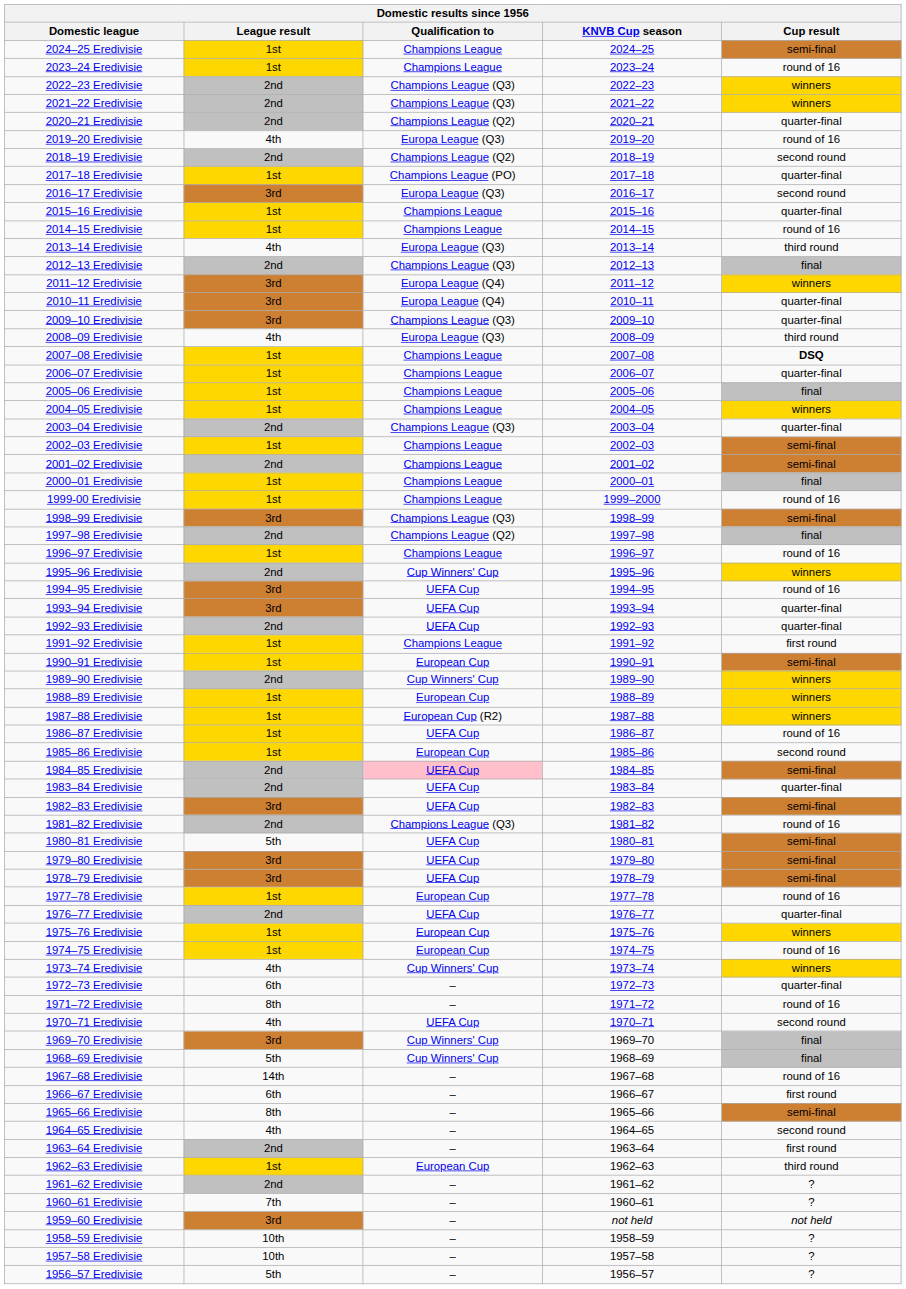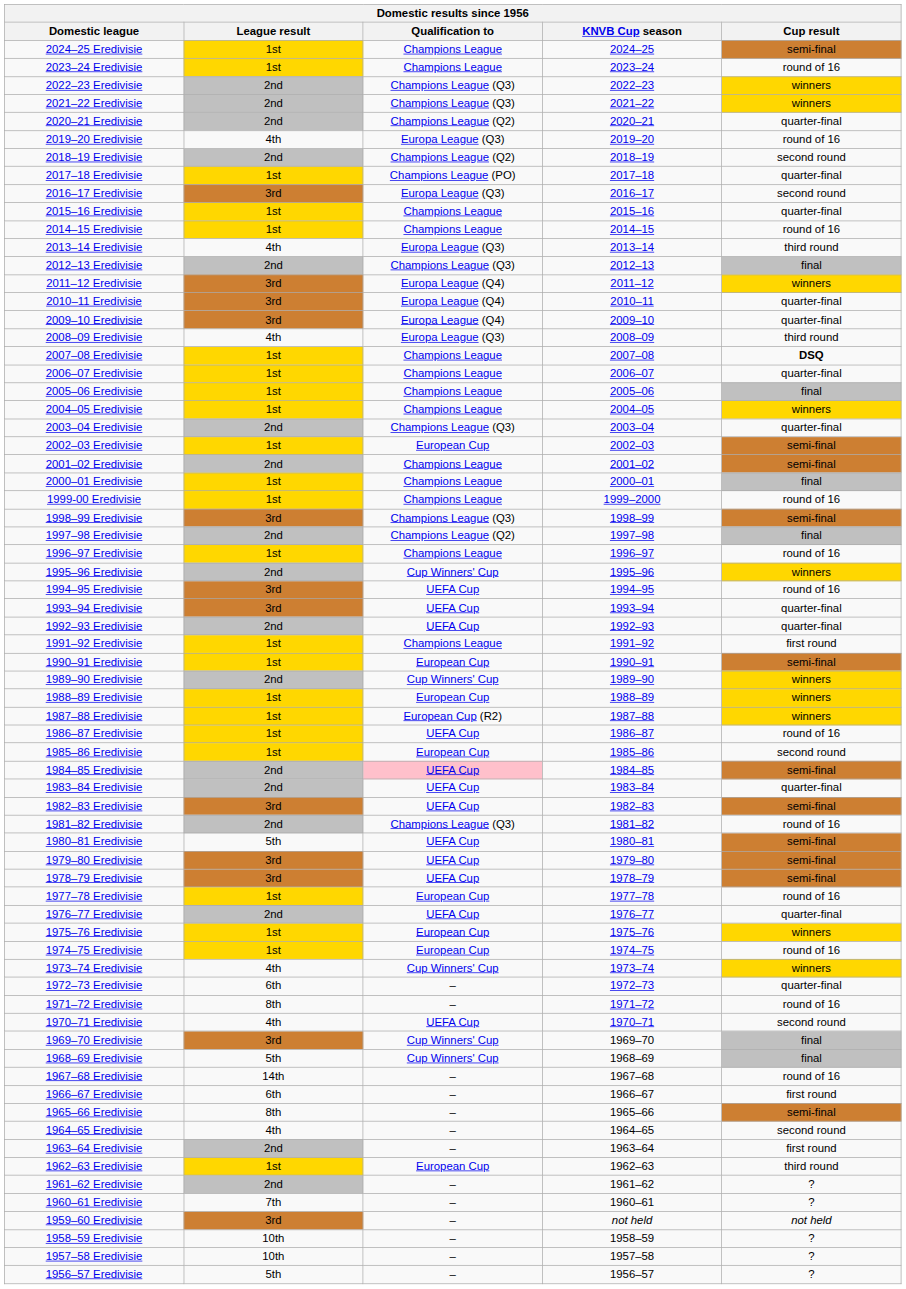(453, 319) Champions League (Q3) -> (453, 319) Europa League (Q4)
(453, 445) Champions League -> (453, 445) European Cup
